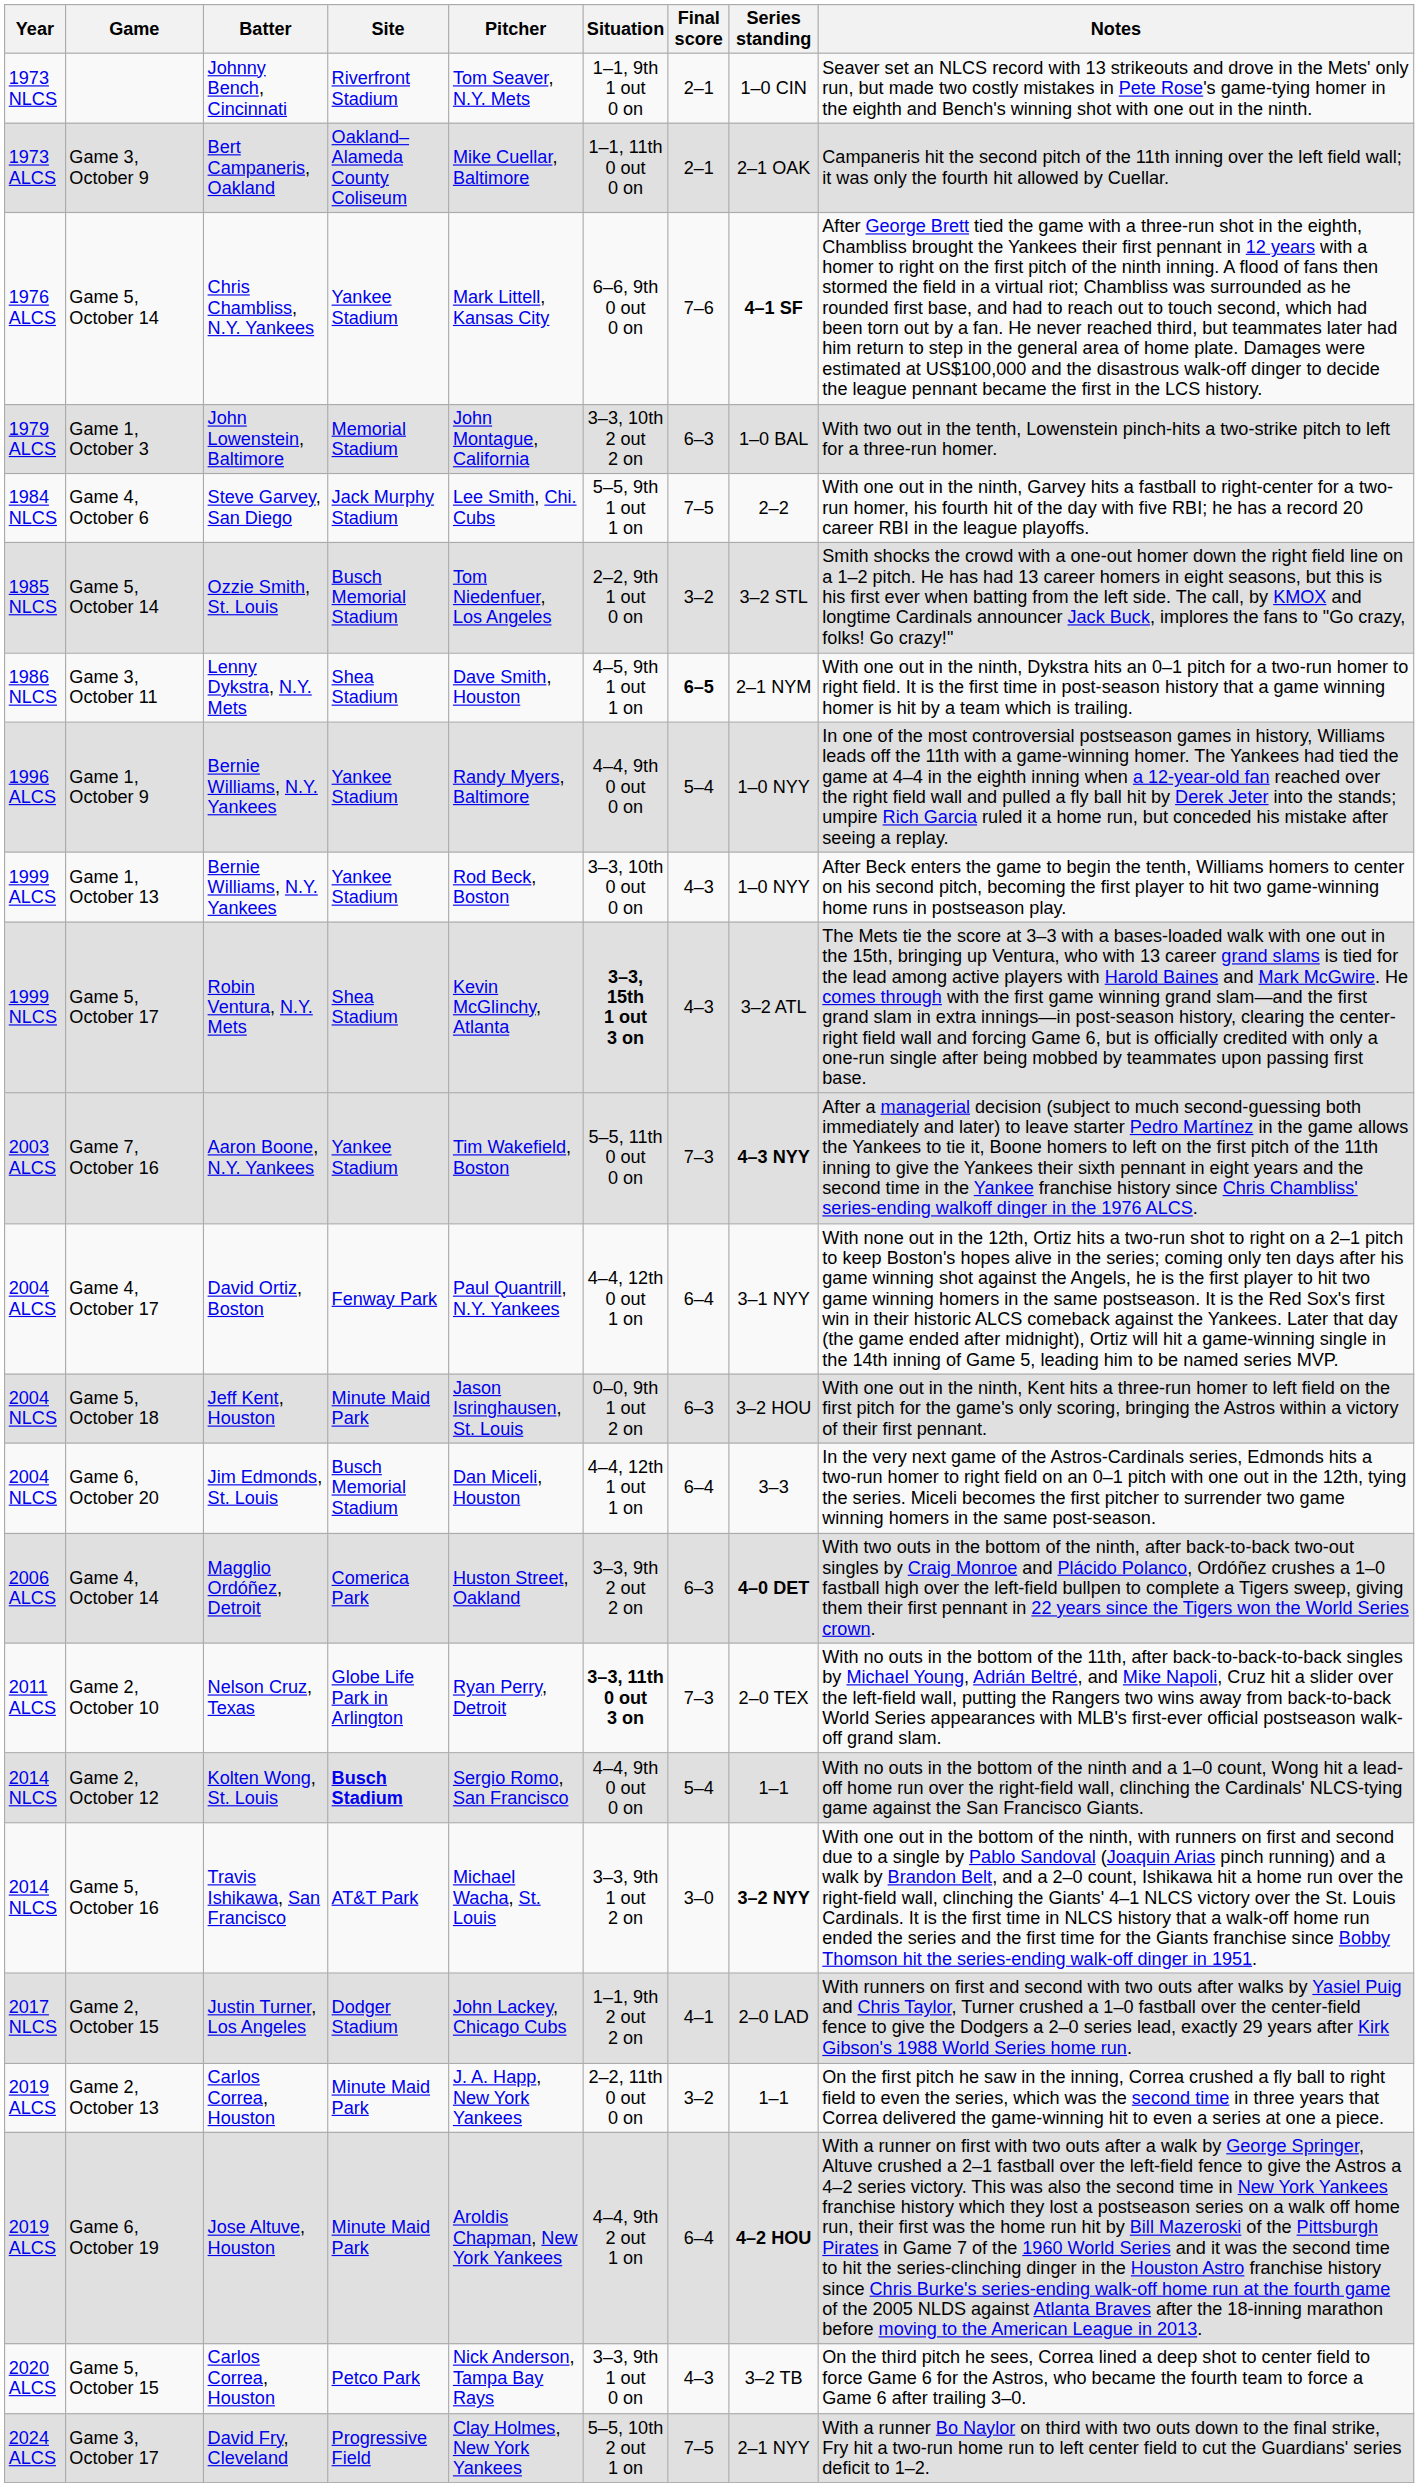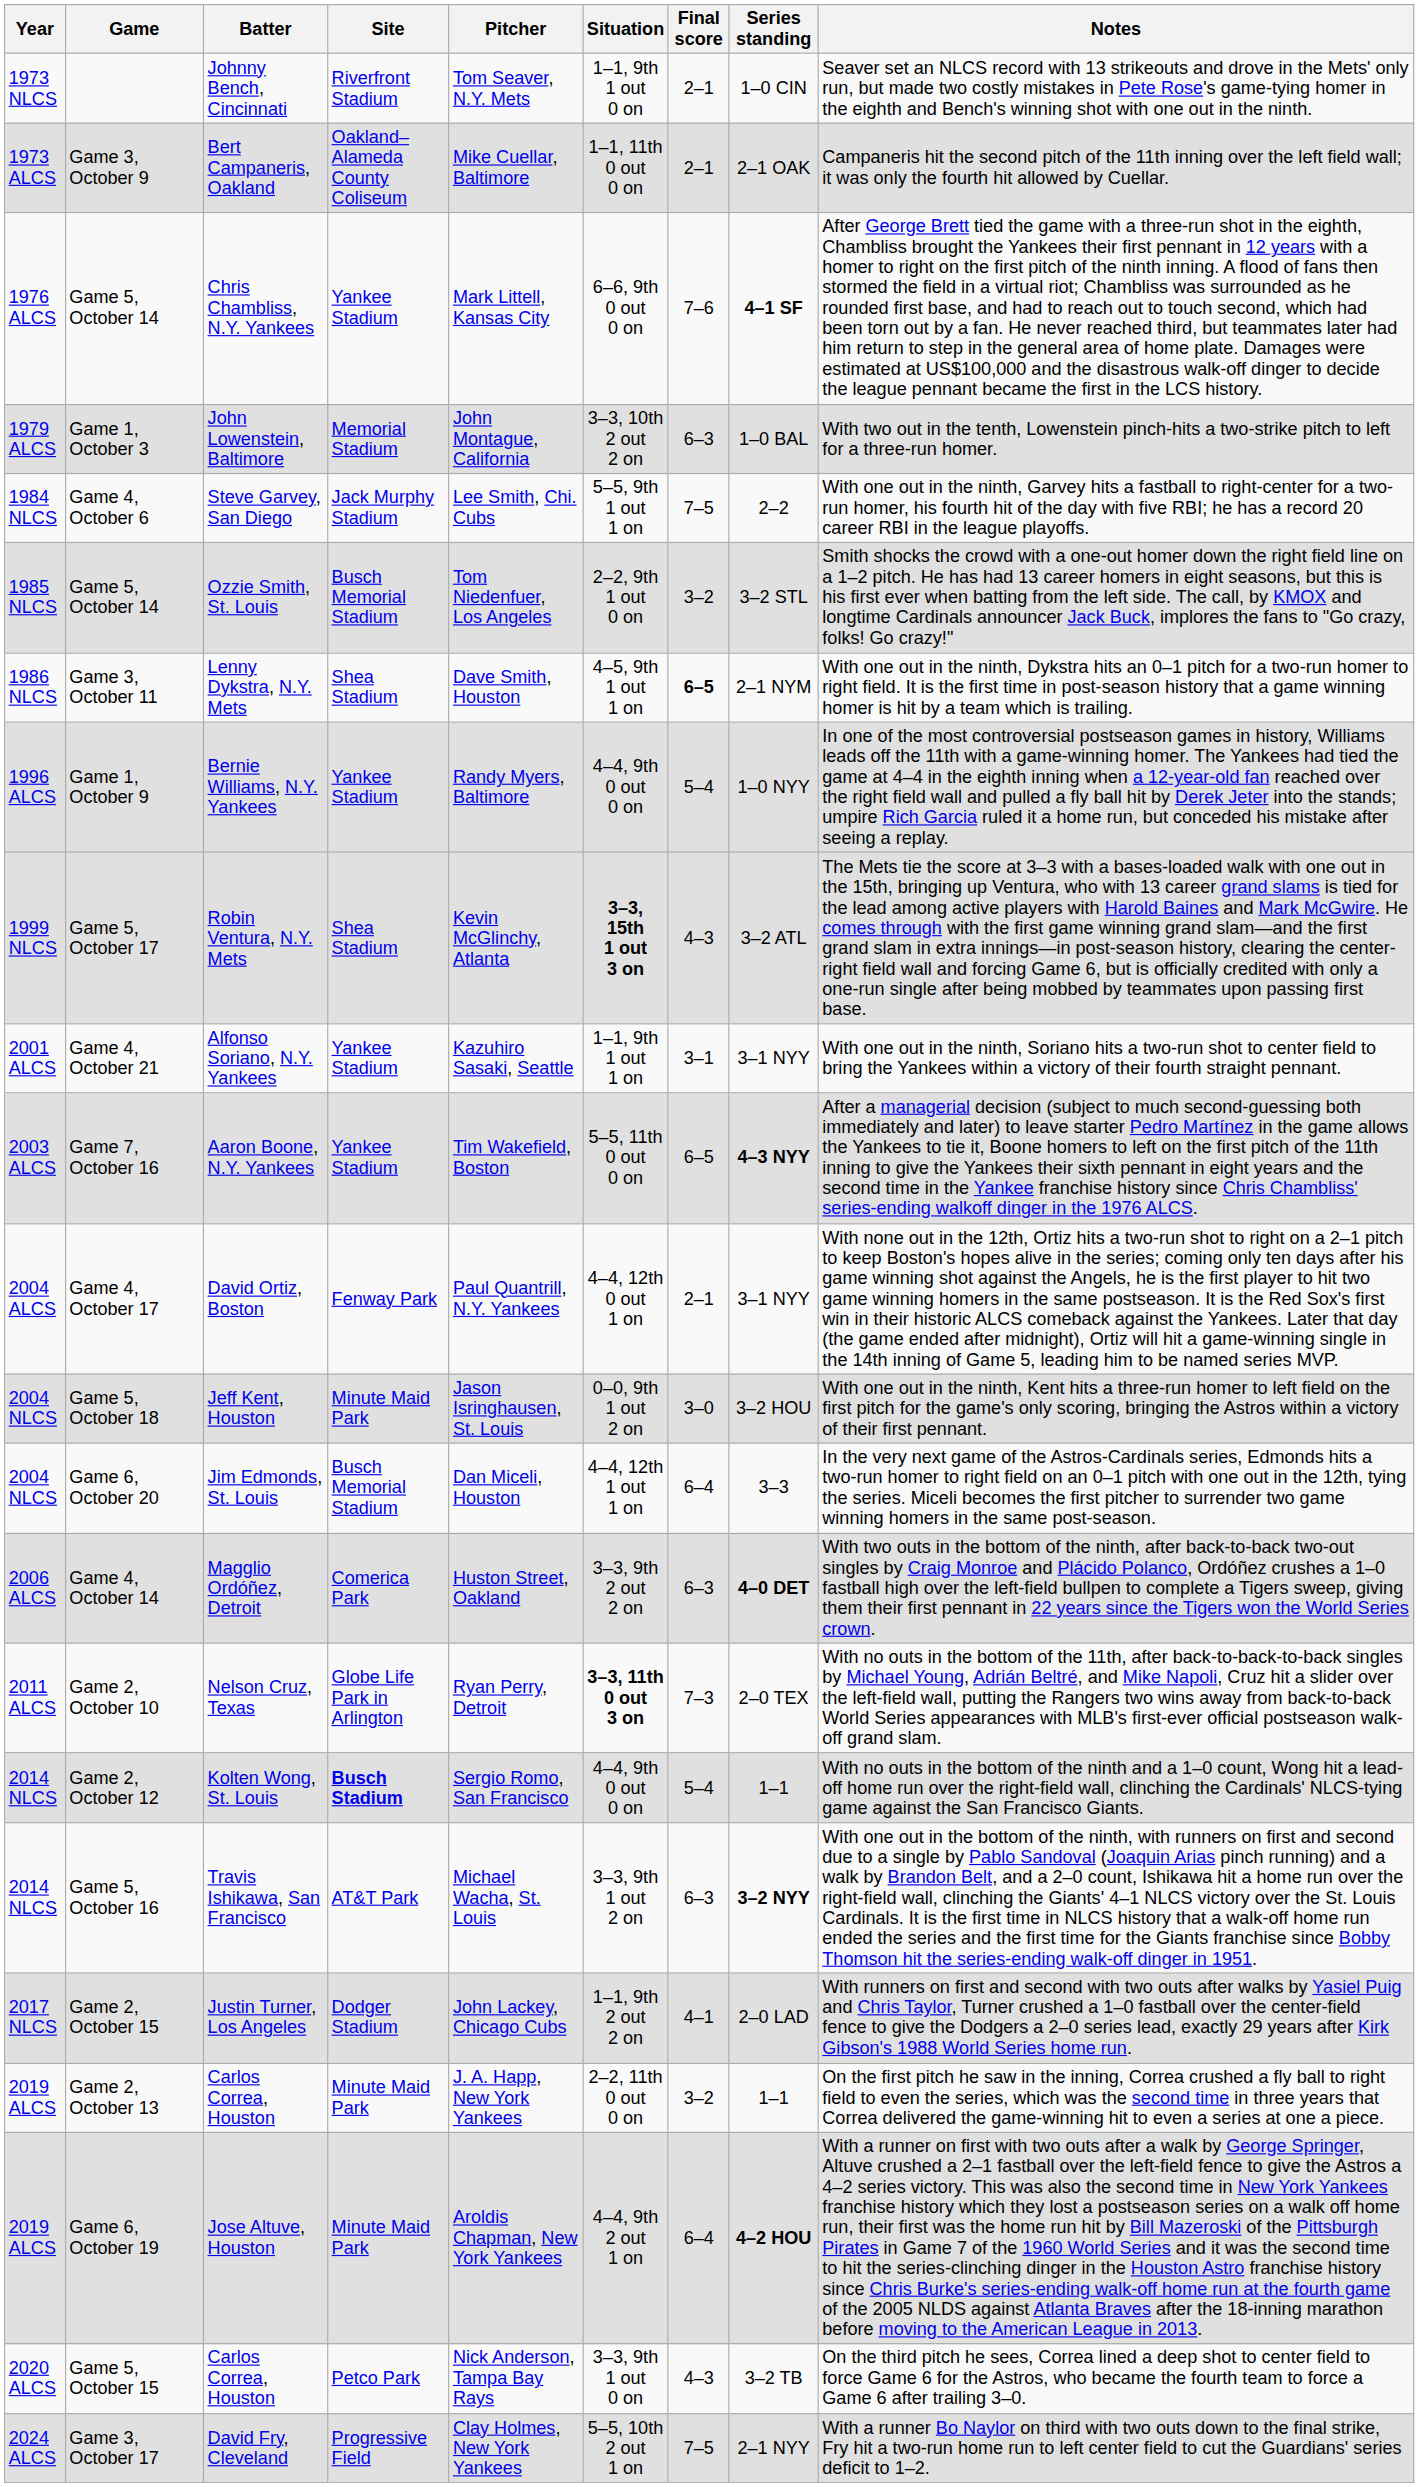- row: (114, 887)
+ row: (114, 1058)
(699, 1158) 7–3 -> (699, 1158) 6–5
(699, 1298) 6–4 -> (699, 1298) 2–1
(699, 1408) 6–3 -> (699, 1408) 3–0
(699, 1897) 3–0 -> (699, 1897) 6–3
